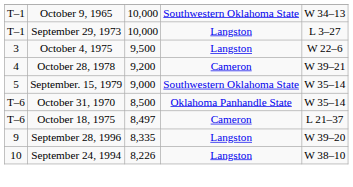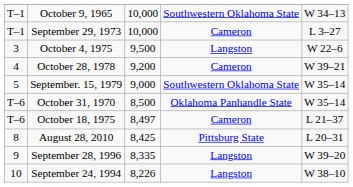(231, 31) Langston -> (231, 31) Cameron
+ row: (76, 137)
